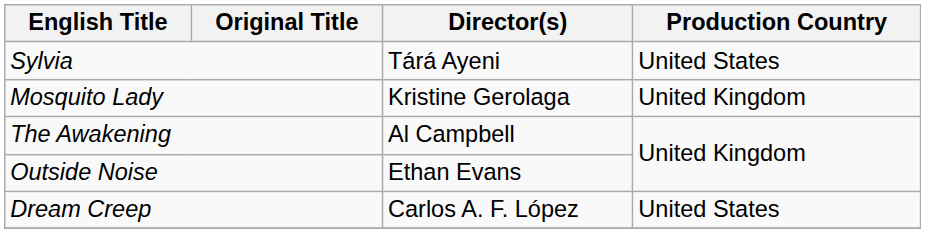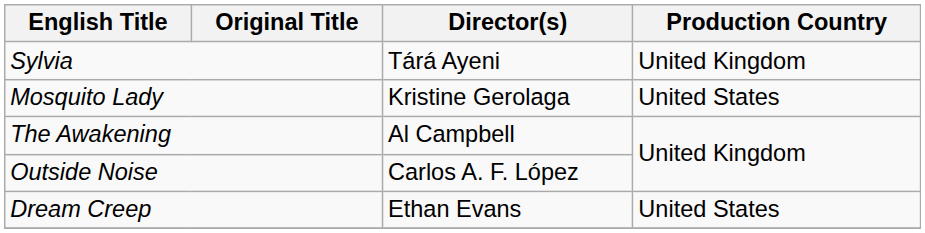(709, 60) United States -> (722, 60) United Kingdom
(722, 97) United Kingdom -> (709, 97) United States
(455, 172) Ethan Evans -> (483, 172) Carlos A. F. López
(483, 209) Carlos A. F. López -> (455, 209) Ethan Evans
